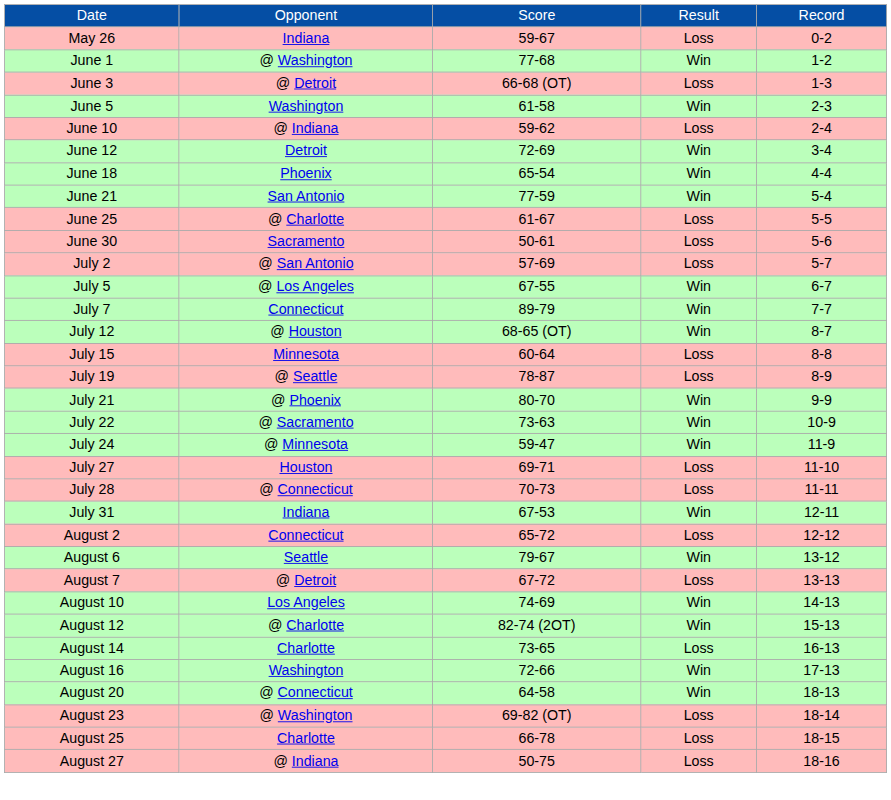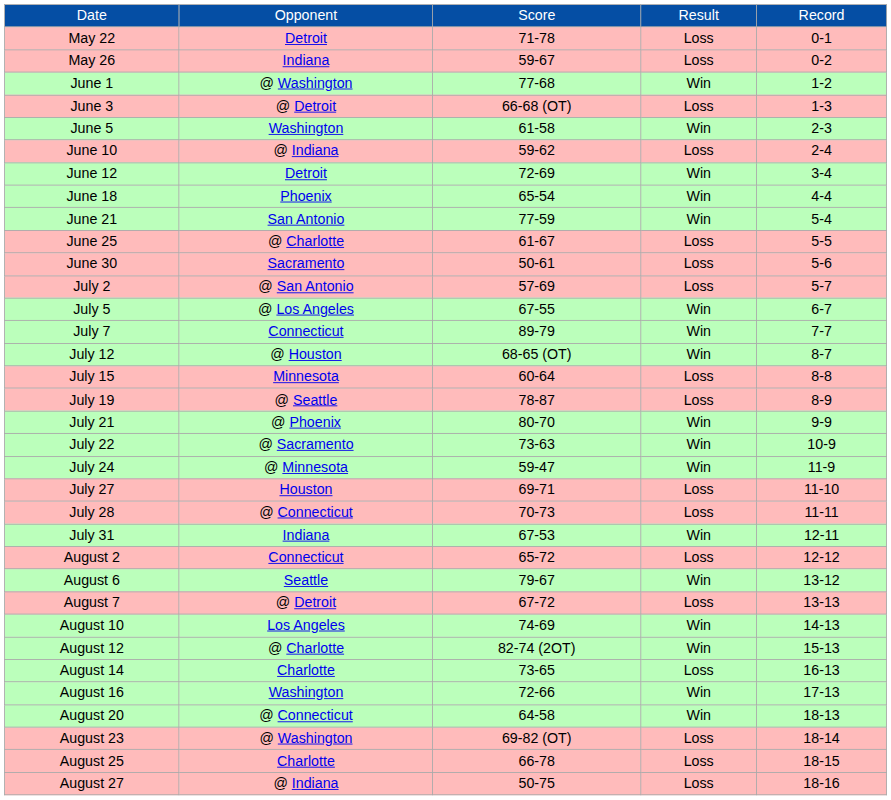+ row: (92, 38)
